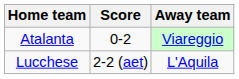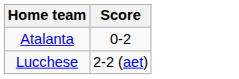- column: (193, 16)
